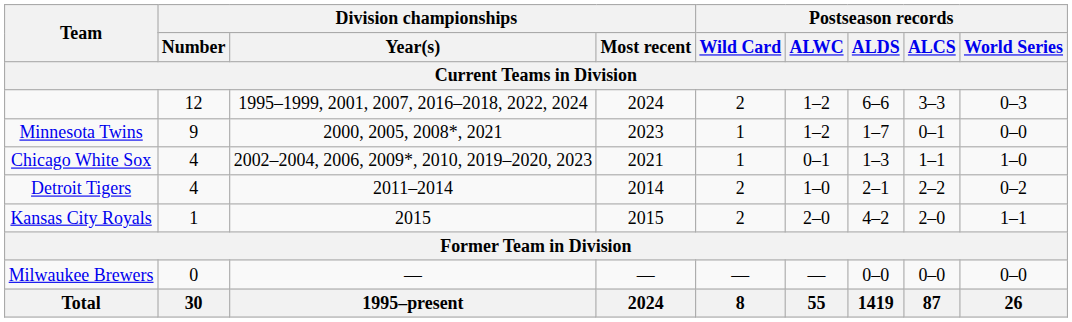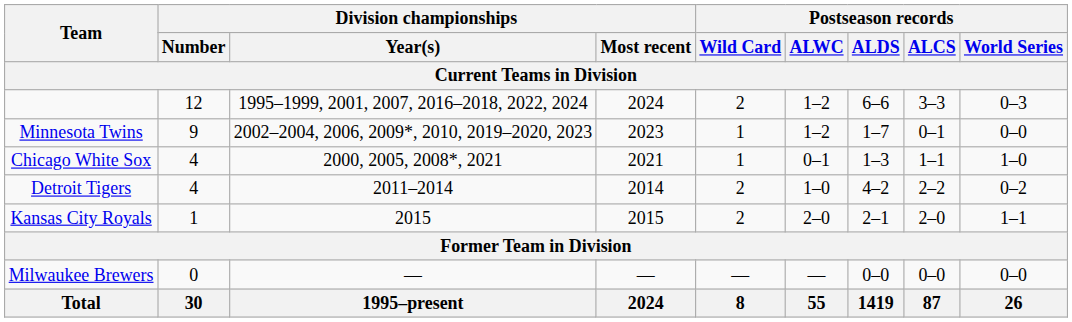(413, 132) 2000, 2005, 2008*, 2021 -> (413, 132) 2002–2004, 2006, 2009*, 2010, 2019–2020, 2023
(413, 160) 2002–2004, 2006, 2009*, 2010, 2019–2020, 2023 -> (413, 160) 2000, 2005, 2008*, 2021
(876, 189) 2–1 -> (876, 189) 4–2
(876, 217) 4–2 -> (876, 217) 2–1
